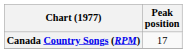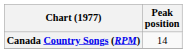(162, 40) 17 -> (162, 40) 14
